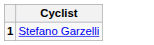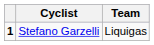+ column: (126, 13)
